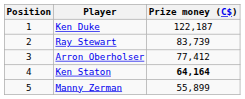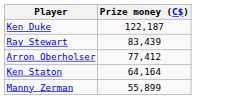- column: (29, 12)
(193, 42) 83,739 -> (144, 42) 83,439
(193, 72) bold -> (144, 72) normal
